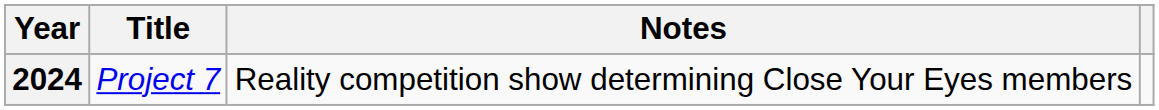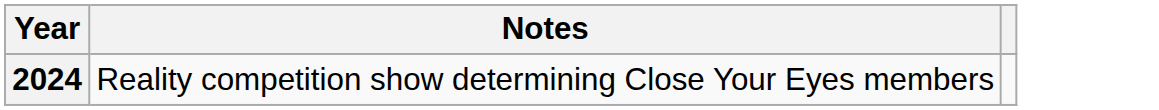- column: (158, 29)
